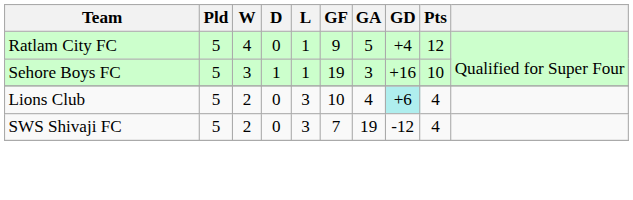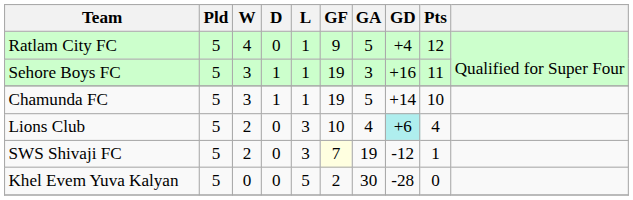(435, 72) 10 -> (435, 72) 11
+ row: (58, 99)
(336, 126) no background -> (336, 153) lightyellow background
(435, 126) 4 -> (435, 153) 1
+ row: (94, 180)
